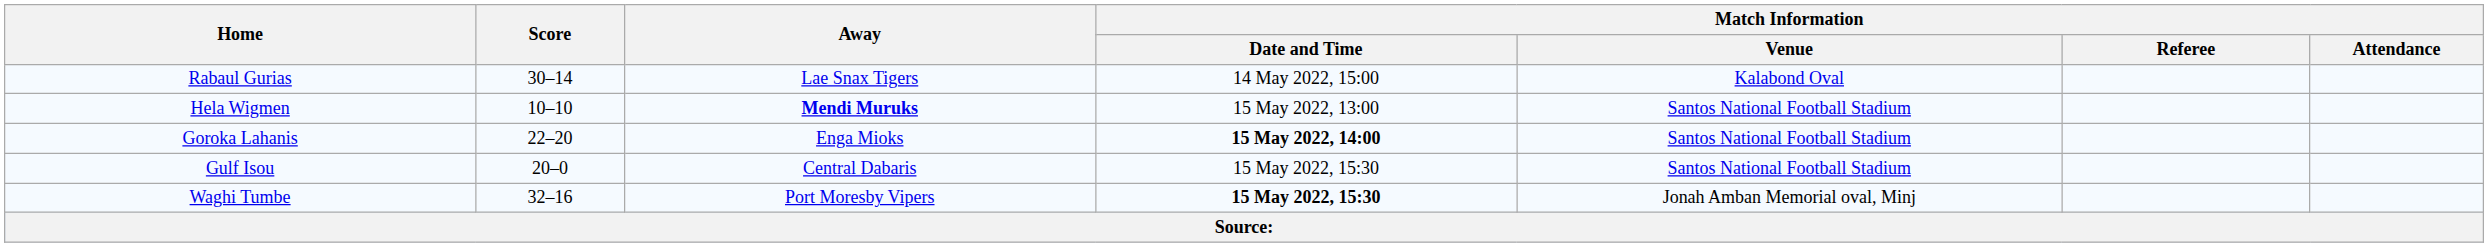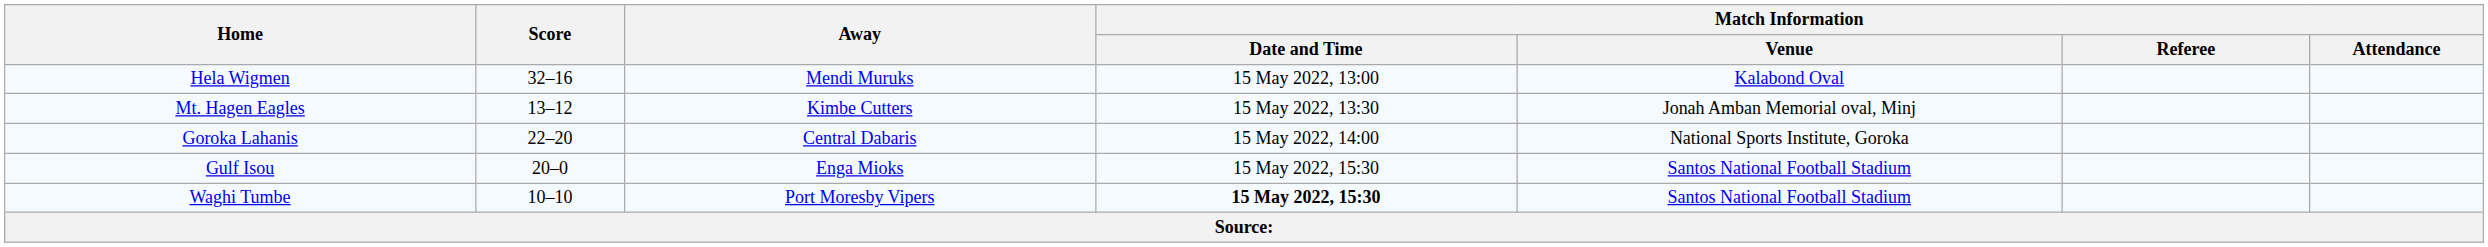- row: (240, 79)
(550, 108) 10–10 -> (550, 79) 32–16
(860, 108) bold -> (860, 79) normal
(1789, 108) Santos National Football Stadium -> (1789, 79) Kalabond Oval
+ row: (240, 108)
(860, 138) Enga Mioks -> (860, 138) Central Dabaris
(1306, 138) bold -> (1306, 138) normal
(1789, 138) Santos National Football Stadium -> (1789, 138) National Sports Institute, Goroka
(860, 168) Central Dabaris -> (860, 168) Enga Mioks
(550, 197) 32–16 -> (550, 197) 10–10
(1789, 197) Jonah Amban Memorial oval, Minj -> (1789, 197) Santos National Football Stadium
